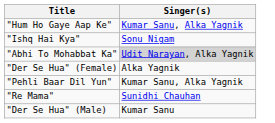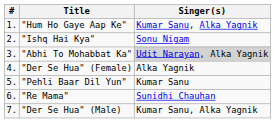+ column: (12, 12)
(182, 83) Kumar Sanu, Alka Yagnik -> (163, 83) Kumar Sanu
(148, 111) Kumar Sanu -> (197, 111) Kumar Sanu, Alka Yagnik
